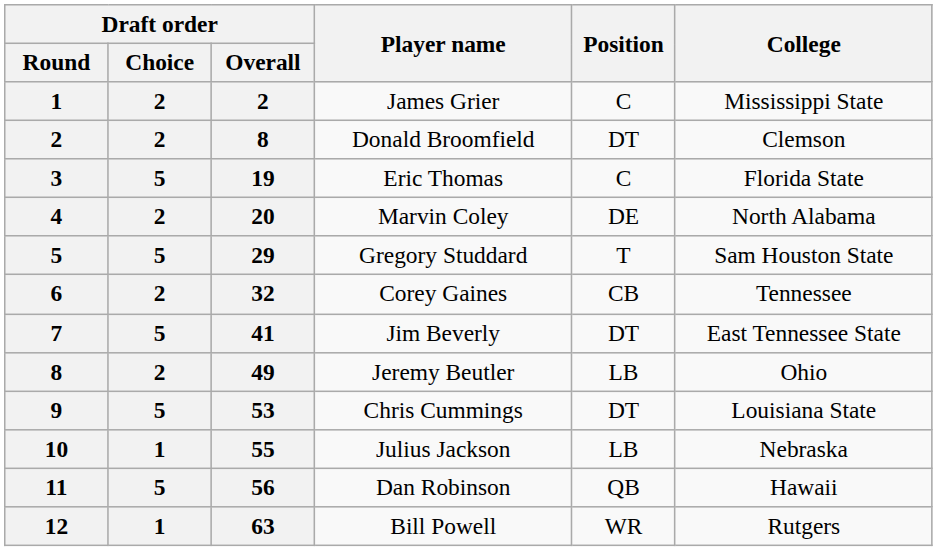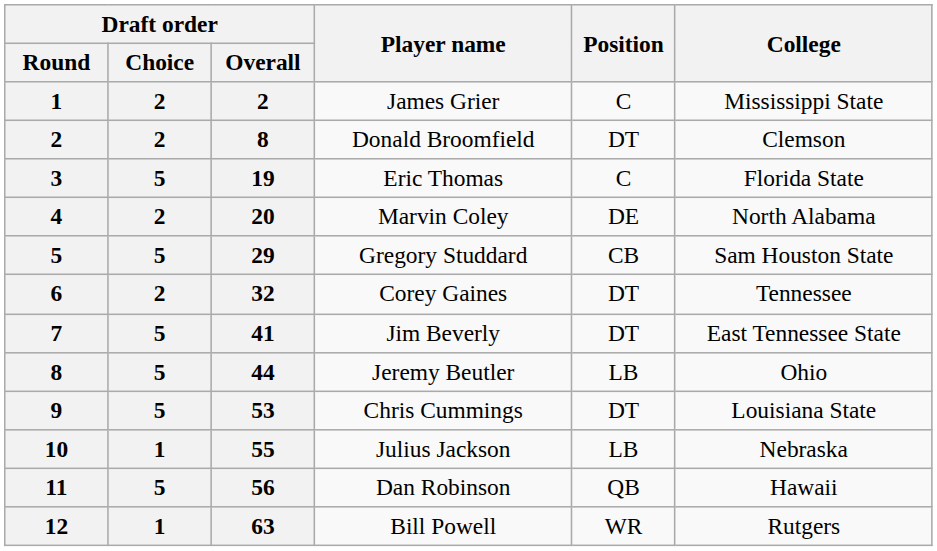(624, 255) T -> (624, 255) CB
(624, 294) CB -> (624, 294) DT
(160, 371) 2 -> (160, 371) 5
(263, 371) 49 -> (263, 371) 44
